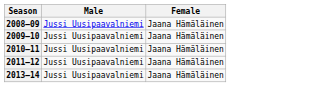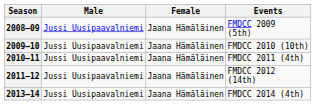+ column: (268, 11)
